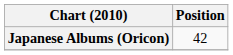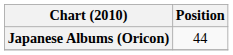(200, 38) 42 -> (200, 38) 44
